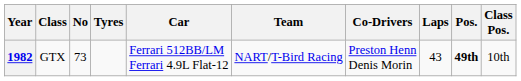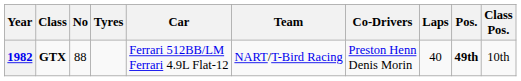(53, 58) normal -> (53, 58) bold
(80, 58) 73 -> (80, 58) 88
(436, 58) 43 -> (436, 58) 40
